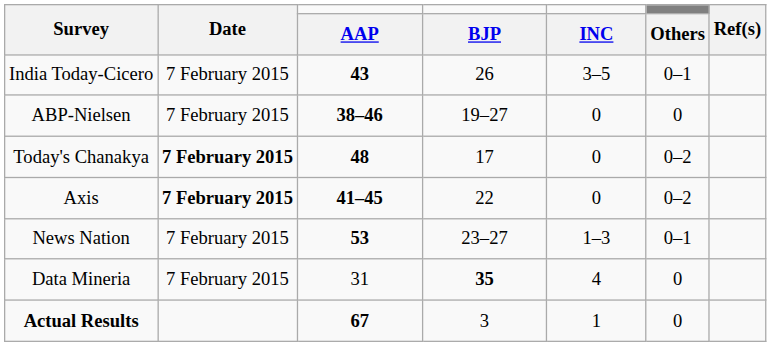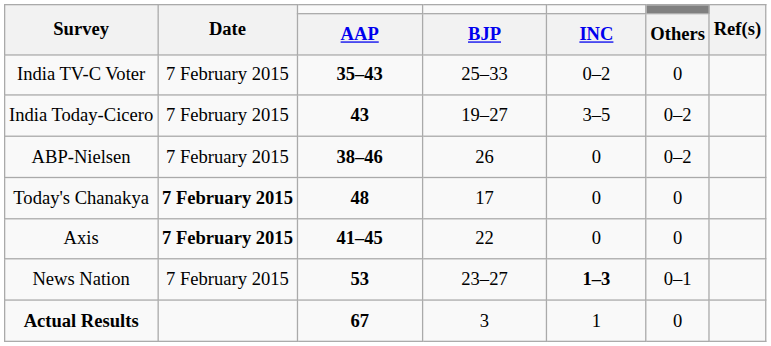+ row: (81, 75)
(484, 75) 26 -> (484, 115) 19–27
(678, 75) 0–1 -> (678, 115) 0–2
(484, 115) 19–27 -> (484, 156) 26
(678, 115) 0 -> (678, 156) 0–2
(678, 156) 0–2 -> (678, 197) 0
(678, 197) 0–2 -> (678, 238) 0
(596, 238) normal -> (596, 279) bold
- row: (81, 279)
